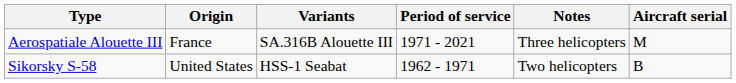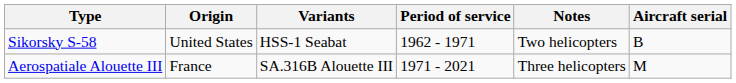rows swapped: (85, 41) <-> (52, 66)
